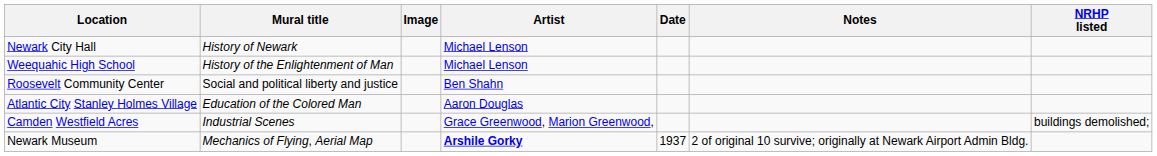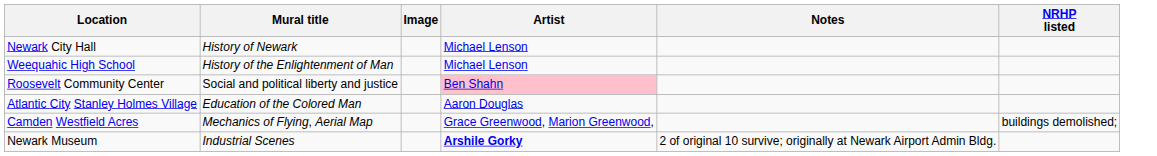- column: (673, 20)
(473, 84) no background -> (473, 84) pink background
(249, 122) Industrial Scenes -> (288, 122) Mechanics of Flying, Aerial Map
(288, 141) Mechanics of Flying, Aerial Map -> (249, 141) Industrial Scenes
